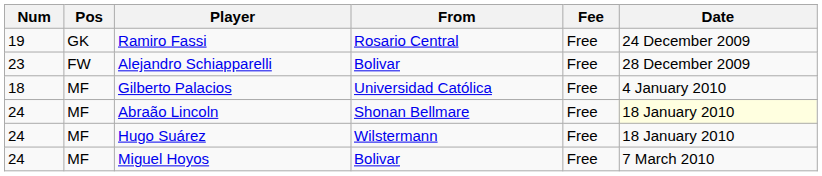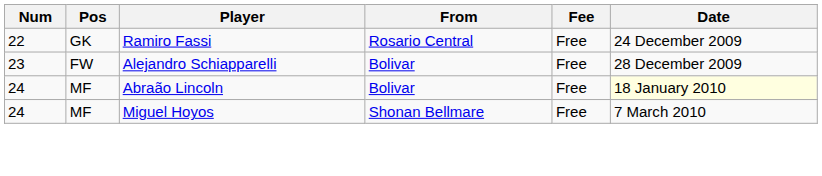(16, 40) 19 -> (16, 40) 22
- row: (175, 88)
(412, 112) Shonan Bellmare -> (392, 88) Bolivar
- row: (162, 136)
(377, 160) Bolivar -> (426, 112) Shonan Bellmare
